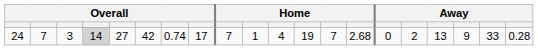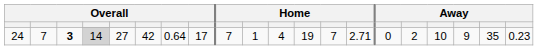(70, 36) normal -> (70, 36) bold
(175, 36) 0.74 -> (175, 36) 0.64
(360, 36) 2.68 -> (360, 36) 2.71
(440, 36) 13 -> (440, 36) 10
(493, 36) 33 -> (493, 36) 35
(519, 36) 0.28 -> (519, 36) 0.23
